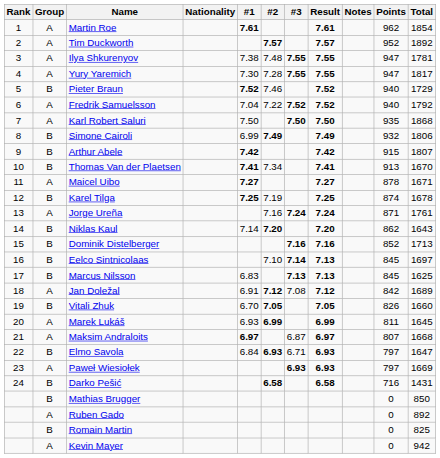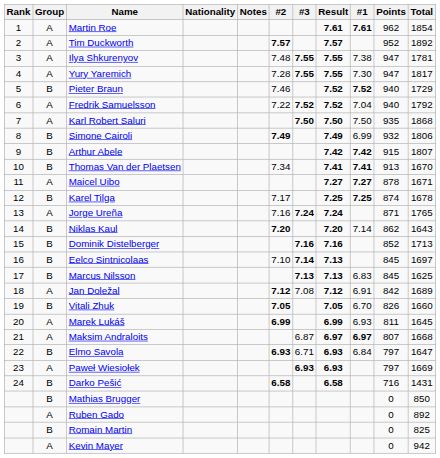columns swapped: (249, 12) <-> (358, 12)
(273, 197) 7.19 -> (281, 197) 7.17
(422, 213) 1761 -> (422, 213) 1765
